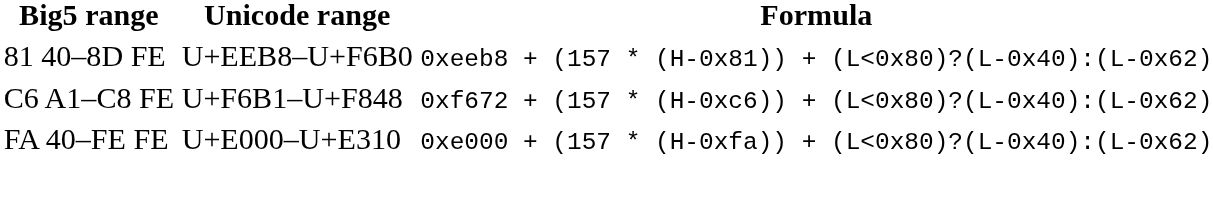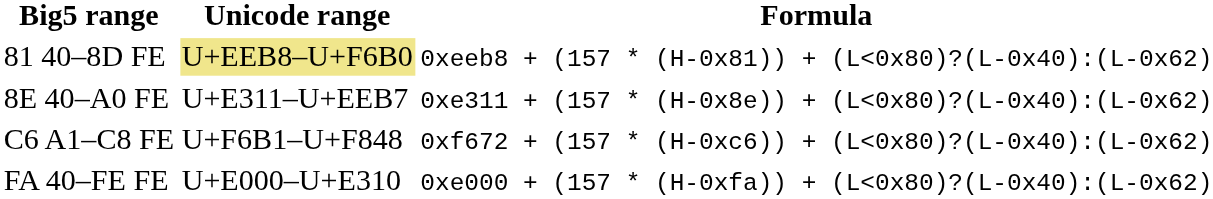(297, 56) no background -> (297, 56) khaki background
+ row: (86, 97)
